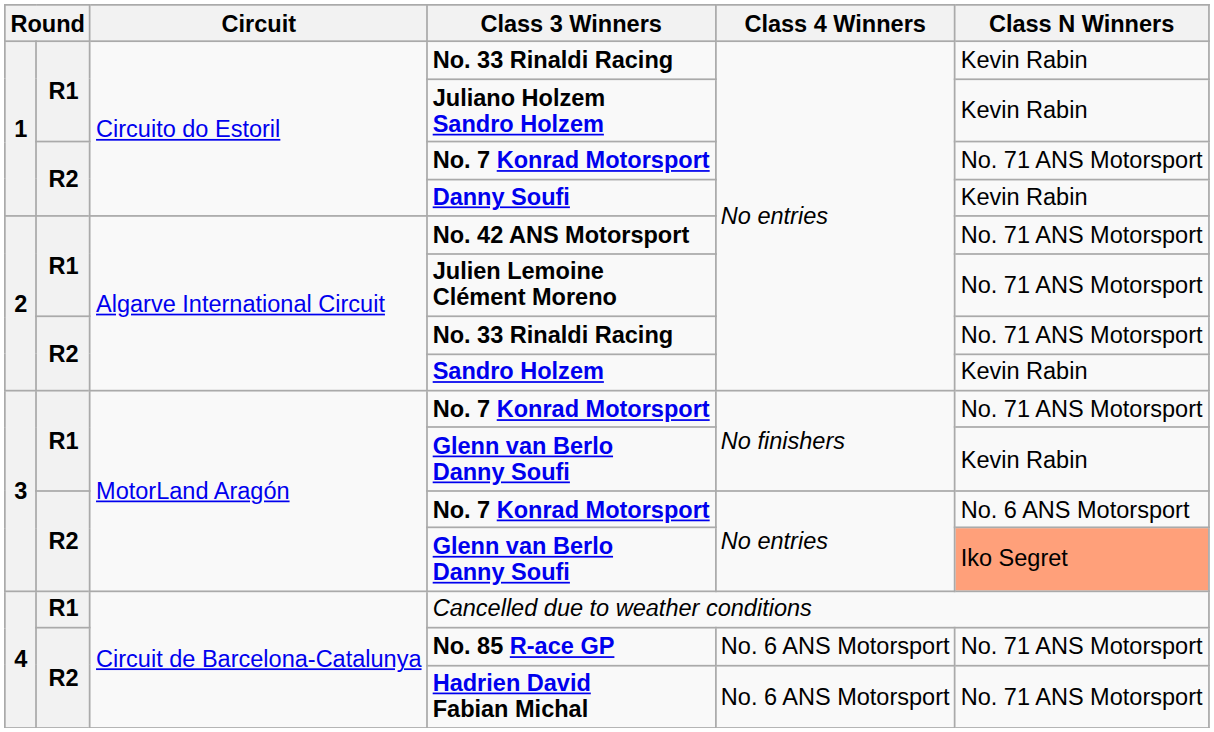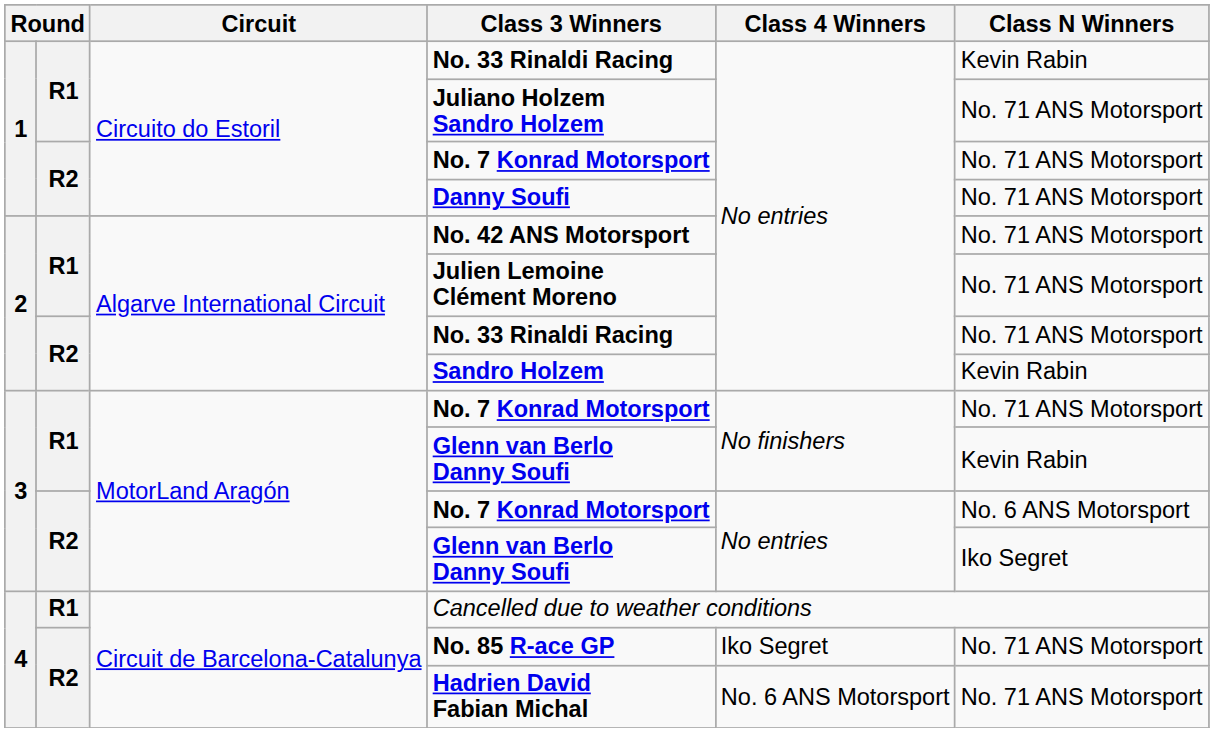(1024, 110) Kevin Rabin -> (1082, 110) No. 71 ANS Motorsport
(1024, 197) Kevin Rabin -> (1082, 197) No. 71 ANS Motorsport
(1014, 559) lightsalmon background -> (1014, 559) no background
(835, 646) No. 6 ANS Motorsport -> (774, 646) Iko Segret
